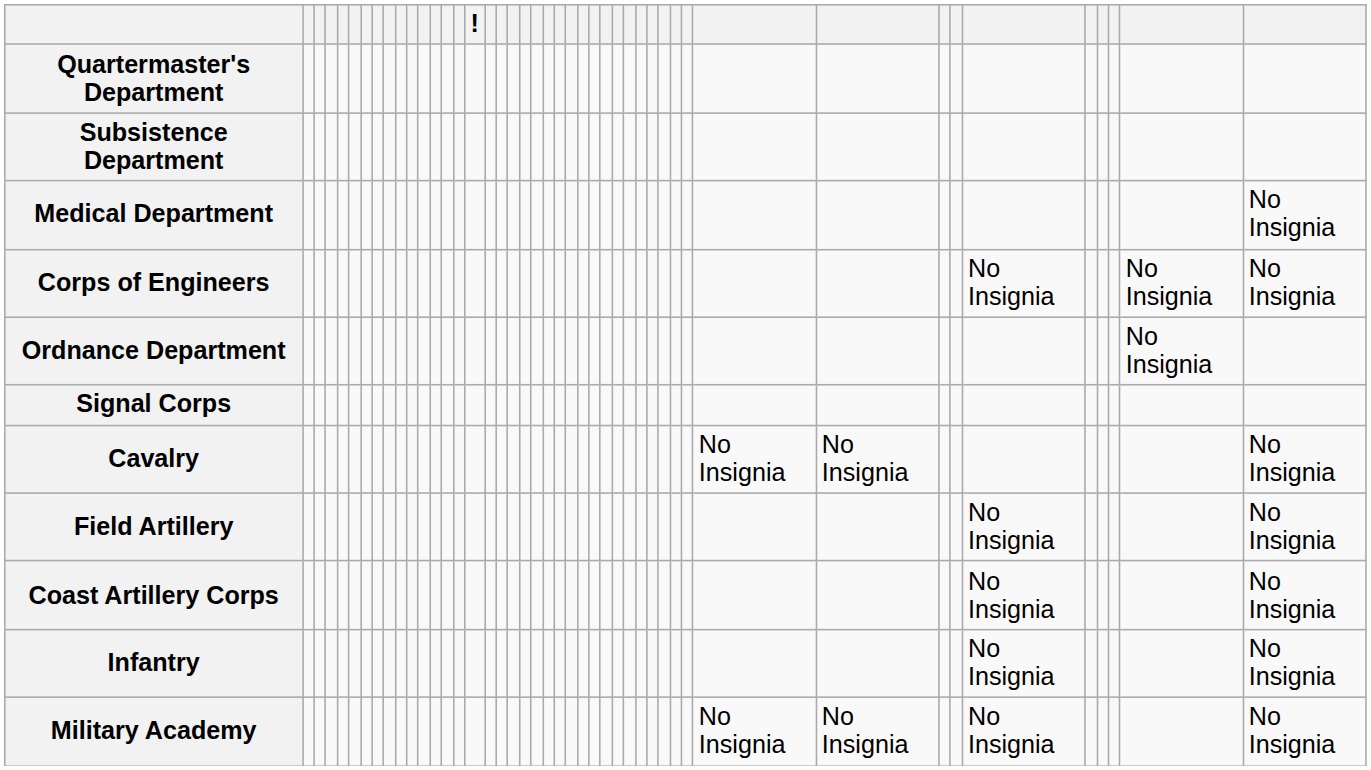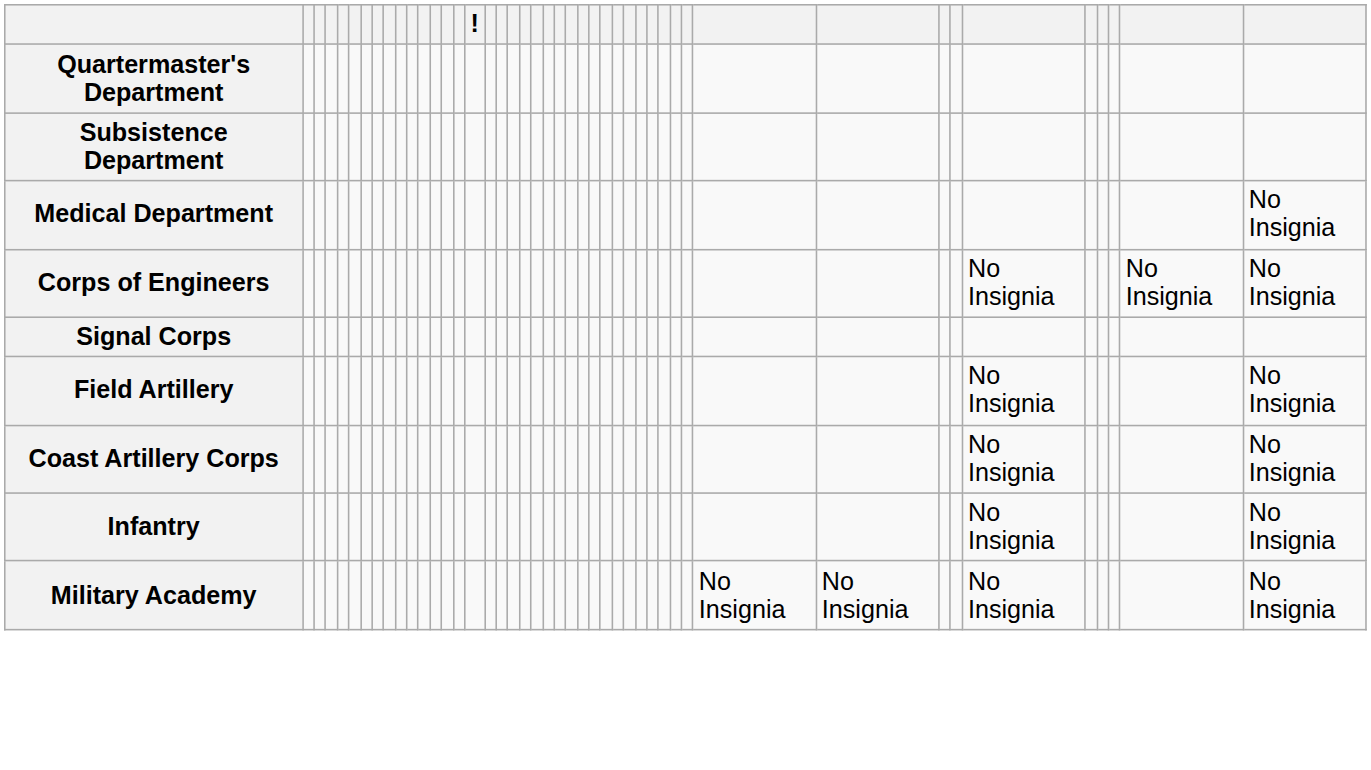- row: (154, 350)
- row: (154, 458)
